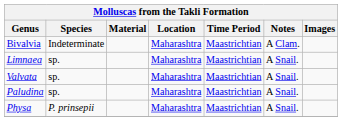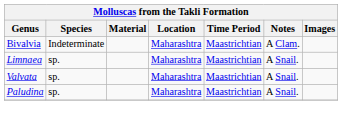- row: (19, 108)
